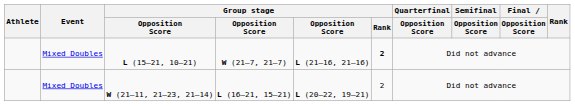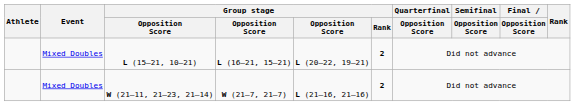(254, 63) W (21–7, 21–7) -> (254, 63) L (16–21, 15–21)
(332, 63) L (21–16, 21–16) -> (332, 63) L (20–22, 19–21)
(254, 94) L (16–21, 15–21) -> (254, 94) W (21–7, 21–7)
(332, 94) L (20–22, 19–21) -> (332, 94) L (21–16, 21–16)
(382, 85) normal -> (382, 85) bold
